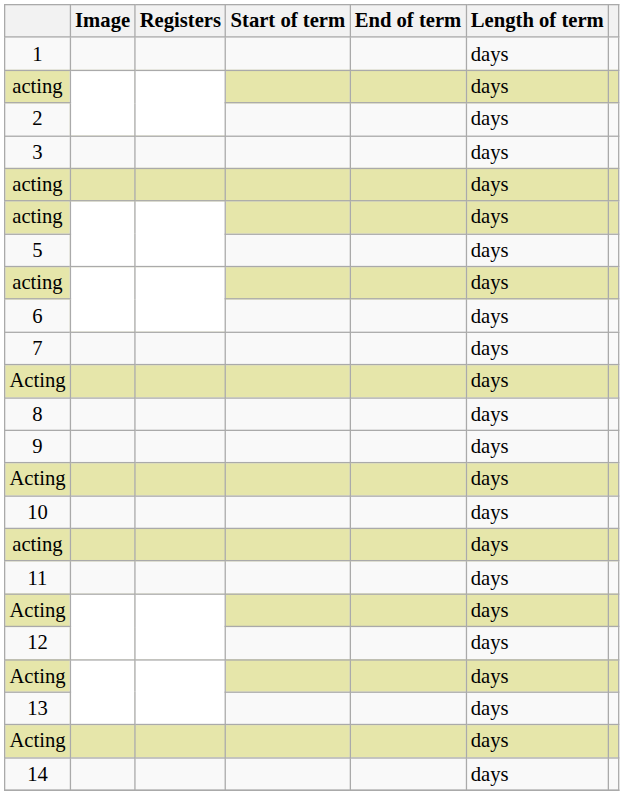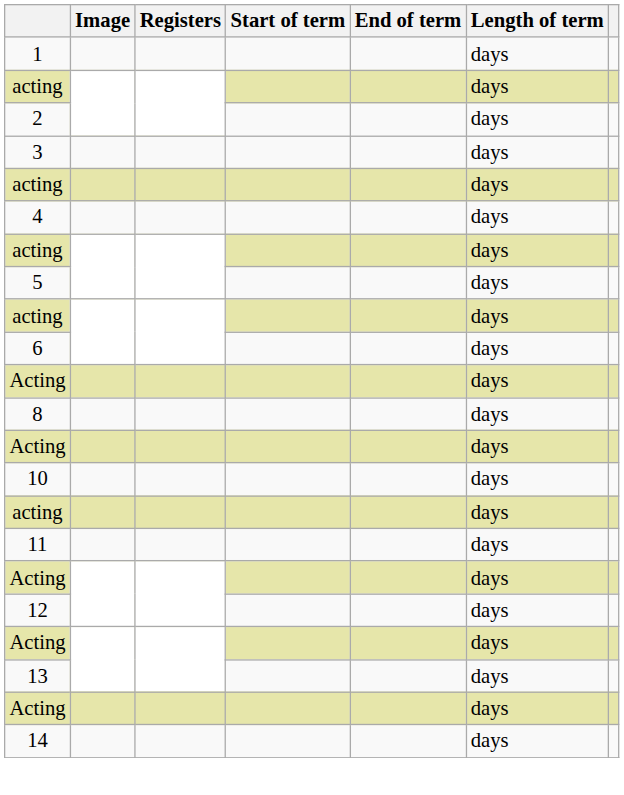+ row: (37, 217)
- row: (37, 348)
- row: (37, 446)
